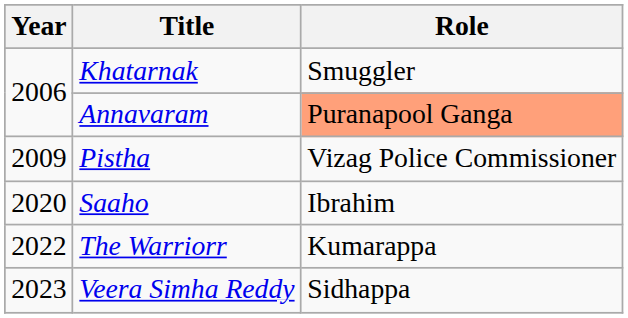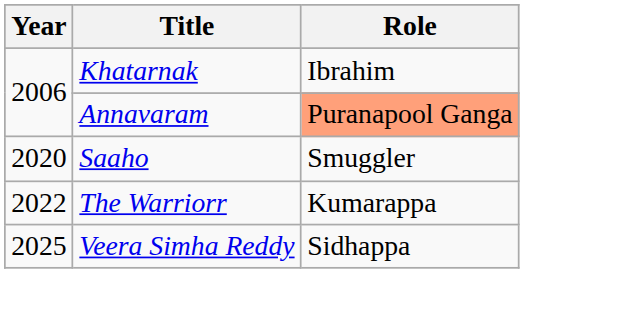(361, 70) Smuggler -> (351, 70) Ibrahim
- row: (115, 158)
(351, 202) Ibrahim -> (361, 158) Smuggler
(39, 289) 2023 -> (39, 245) 2025
